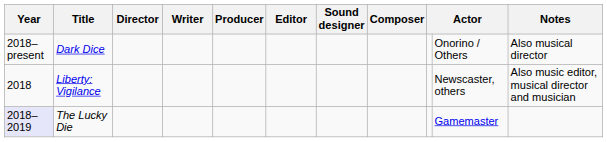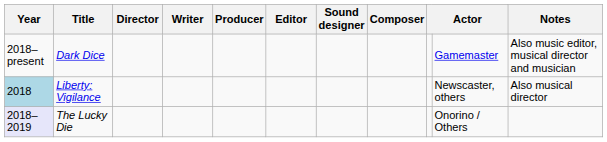(457, 49) Onorino / Others -> (466, 55) Gamemaster
(542, 49) Also musical director -> (554, 55) Also music editor, musical director and musician
(19, 85) no background -> (19, 91) lightblue background
(554, 85) Also music editor, musical director and musician -> (542, 91) Also musical director
(466, 121) Gamemaster -> (457, 121) Onorino / Others
